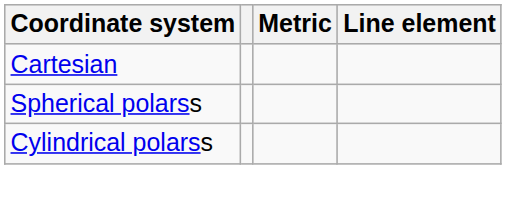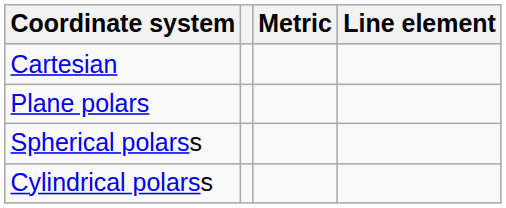+ row: (80, 103)
